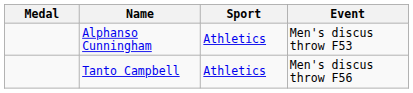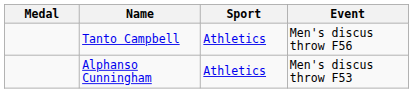rows swapped: (117, 39) <-> (131, 72)
